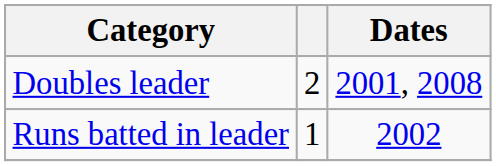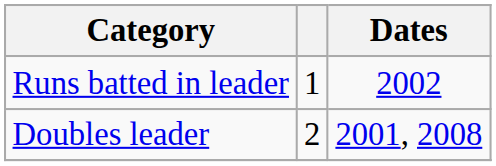rows swapped: (111, 82) <-> (151, 133)
